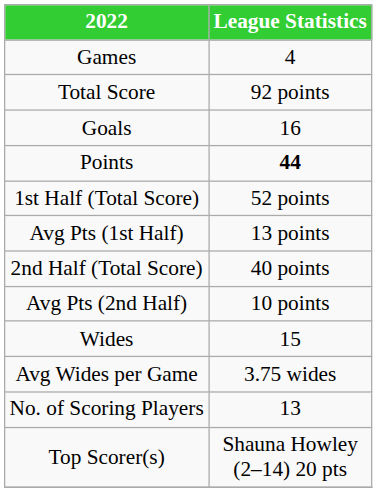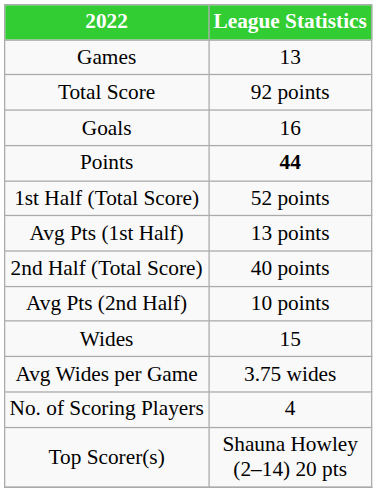(290, 57) 4 -> (290, 57) 13
(290, 409) 13 -> (290, 409) 4
